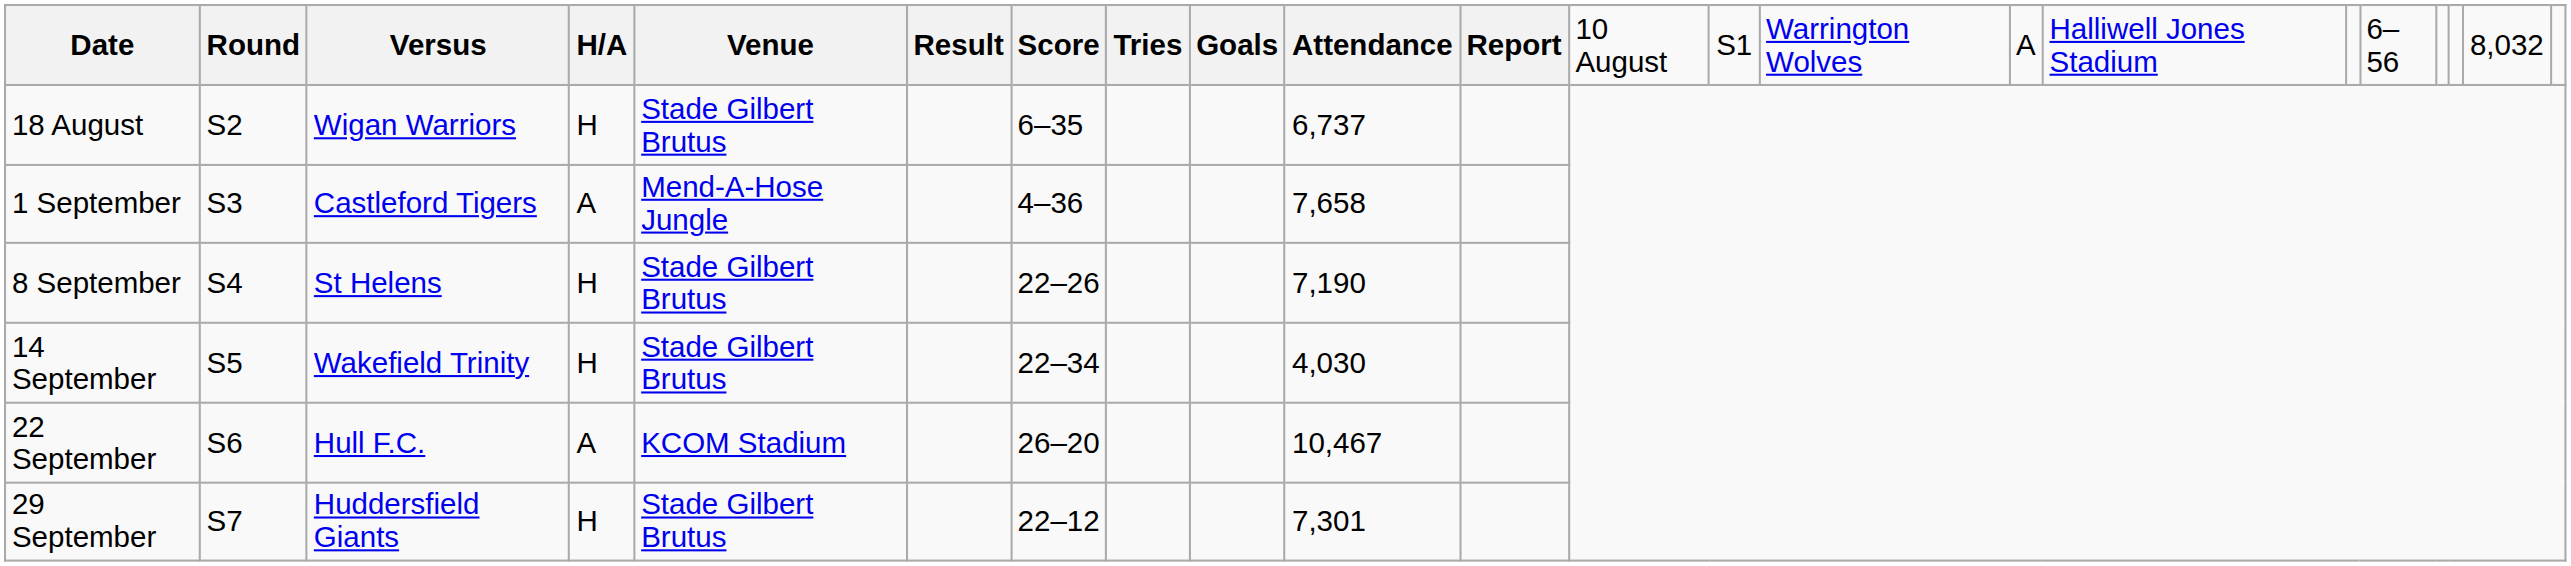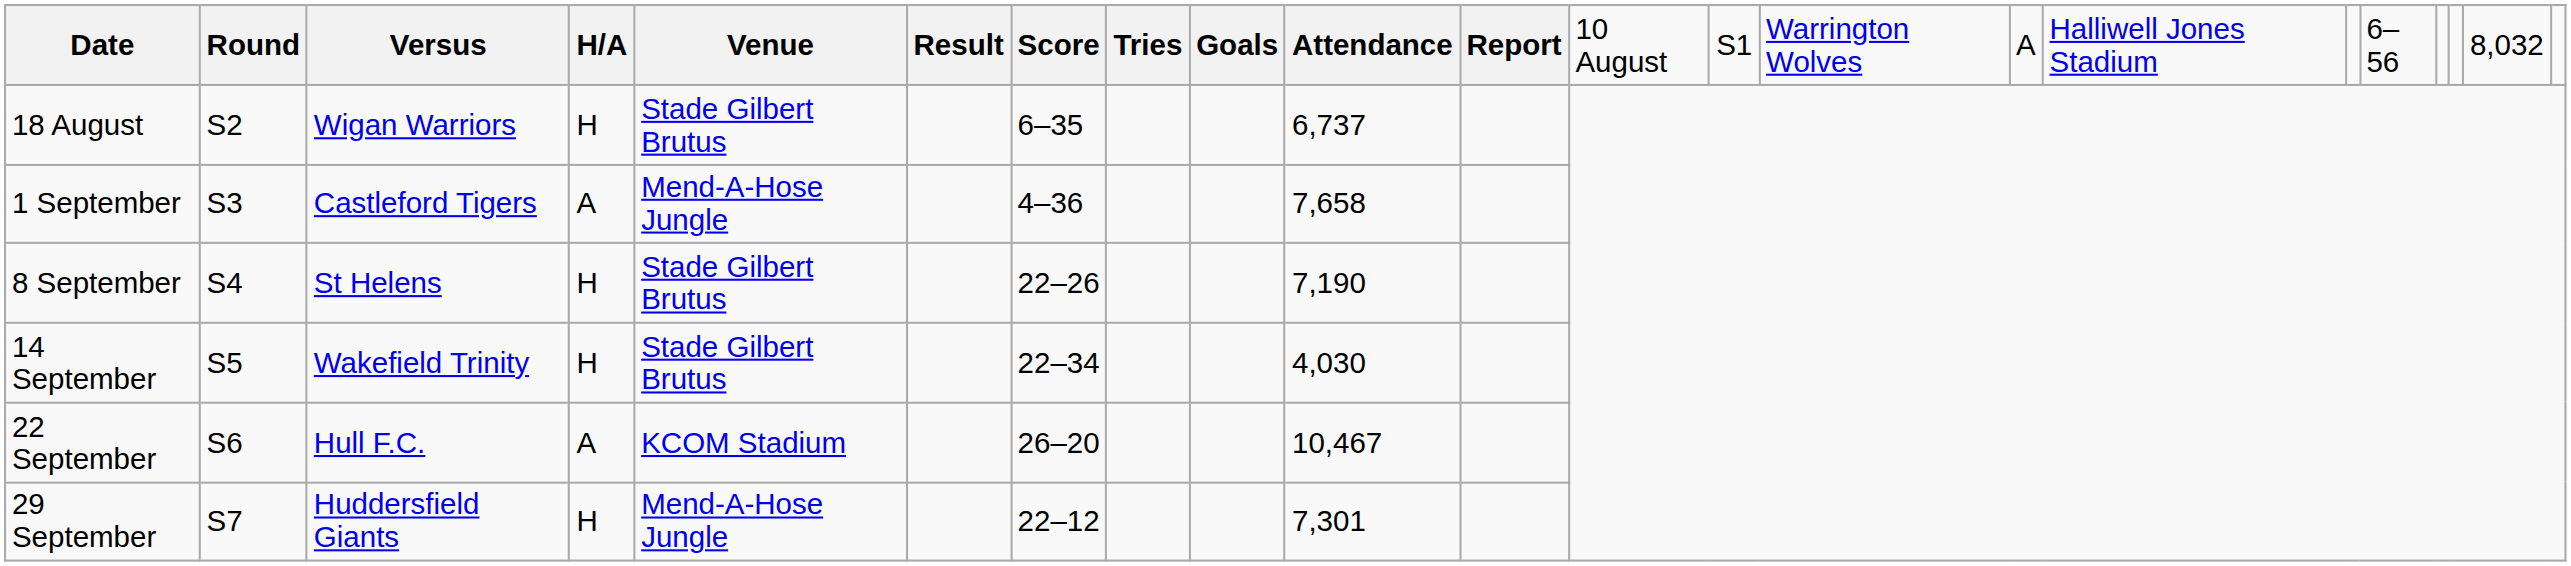(727, 522) Stade Gilbert Brutus -> (732, 522) Mend-A-Hose Jungle
